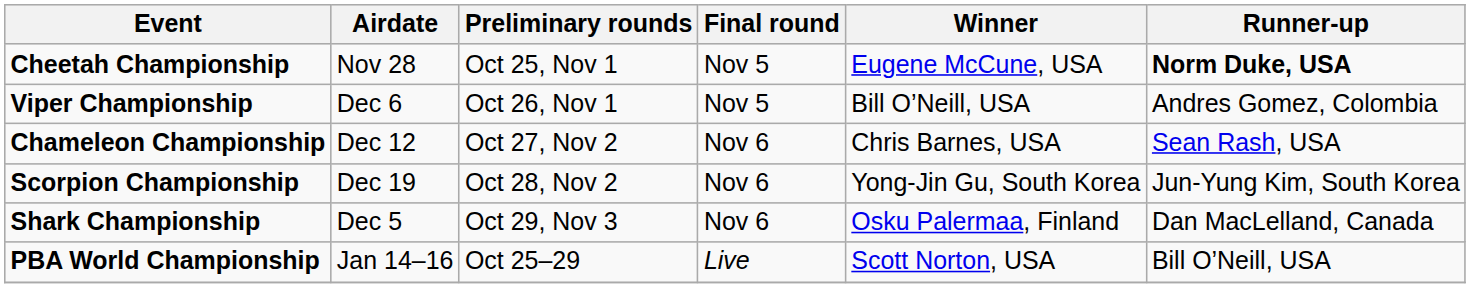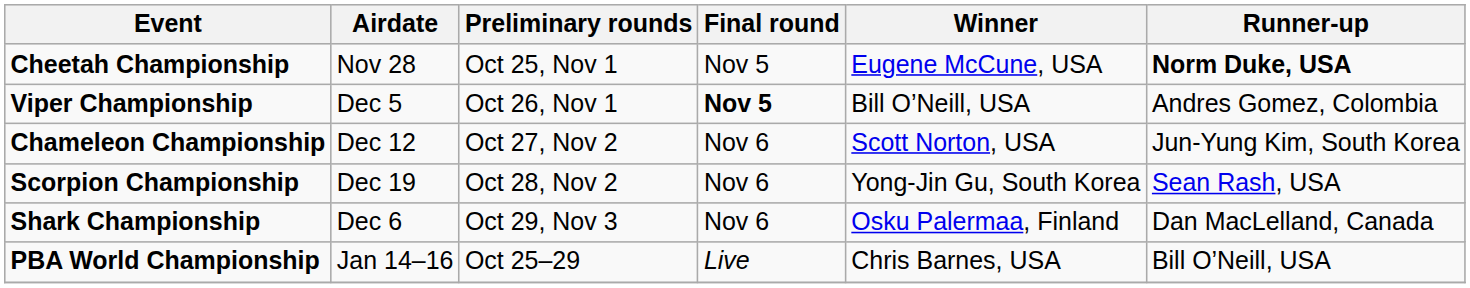(369, 103) Dec 6 -> (369, 103) Dec 5
(737, 103) normal -> (738, 103) bold
(956, 143) Chris Barnes, USA -> (953, 143) Scott Norton, USA
(1246, 143) Sean Rash, USA -> (1306, 143) Jun-Yung Kim, South Korea
(1306, 182) Jun-Yung Kim, South Korea -> (1246, 182) Sean Rash, USA
(369, 222) Dec 5 -> (369, 222) Dec 6
(953, 261) Scott Norton, USA -> (956, 261) Chris Barnes, USA
